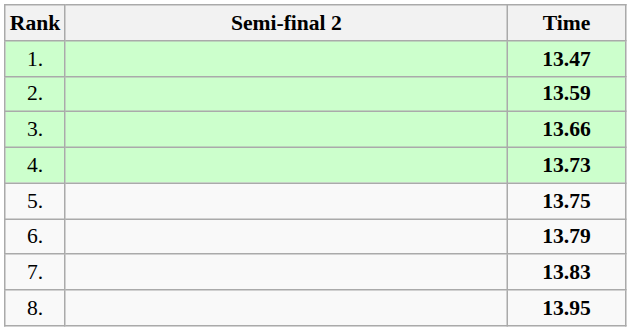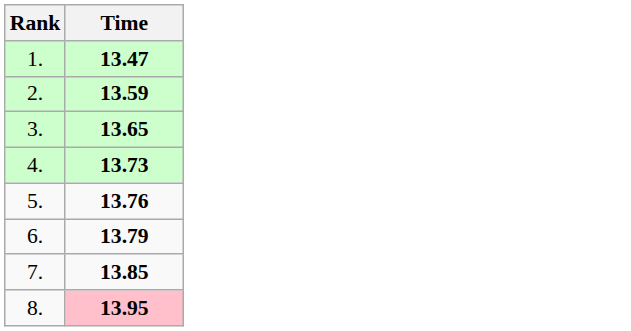- column: (286, 22)
(566, 129) 13.66 -> (124, 129) 13.65
(566, 200) 13.75 -> (124, 200) 13.76
(566, 272) 13.83 -> (124, 272) 13.85
(566, 307) no background -> (124, 307) pink background
